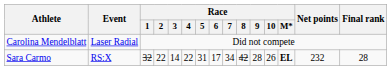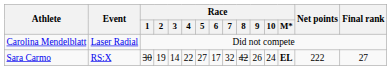(147, 58) 32 -> (147, 58) 30
(161, 58) 22 -> (161, 58) 19
(202, 58) 31 -> (202, 58) 27
(230, 58) 34 -> (230, 58) 32
(257, 58) 28 -> (257, 58) 26
(271, 58) 26 -> (271, 58) 24
(317, 58) 232 -> (317, 58) 222
(363, 58) 28 -> (363, 58) 27
